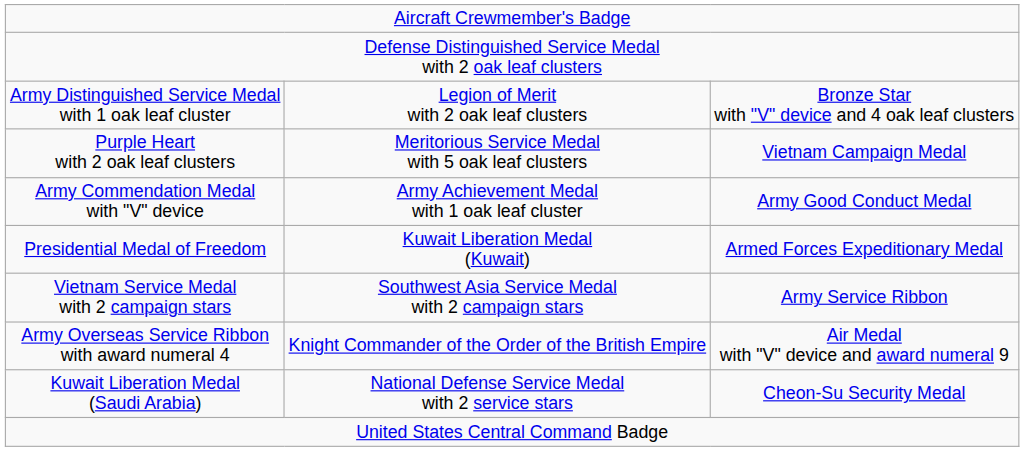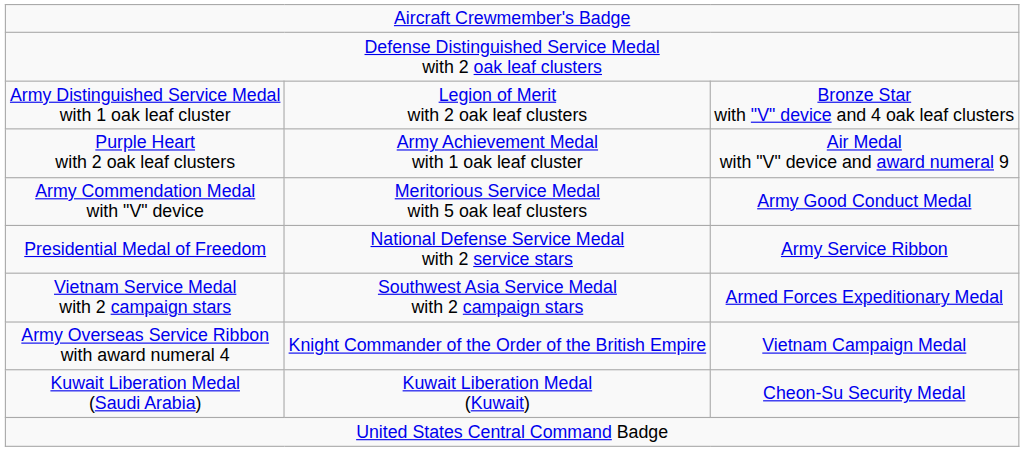(497, 153) Meritorious Service Medal with 5 oak leaf clusters -> (497, 153) Army Achievement Medal with 1 oak leaf cluster
(864, 153) Vietnam Campaign Medal -> (864, 153) Air Medal with "V" device and award numeral 9
(497, 201) Army Achievement Medal with 1 oak leaf cluster -> (497, 201) Meritorious Service Medal with 5 oak leaf clusters
(497, 249) Kuwait Liberation Medal (Kuwait) -> (497, 249) National Defense Service Medal with 2 service stars
(864, 249) Armed Forces Expeditionary Medal -> (864, 249) Army Service Ribbon
(864, 297) Army Service Ribbon -> (864, 297) Armed Forces Expeditionary Medal
(864, 345) Air Medal with "V" device and award numeral 9 -> (864, 345) Vietnam Campaign Medal
(497, 393) National Defense Service Medal with 2 service stars -> (497, 393) Kuwait Liberation Medal (Kuwait)
